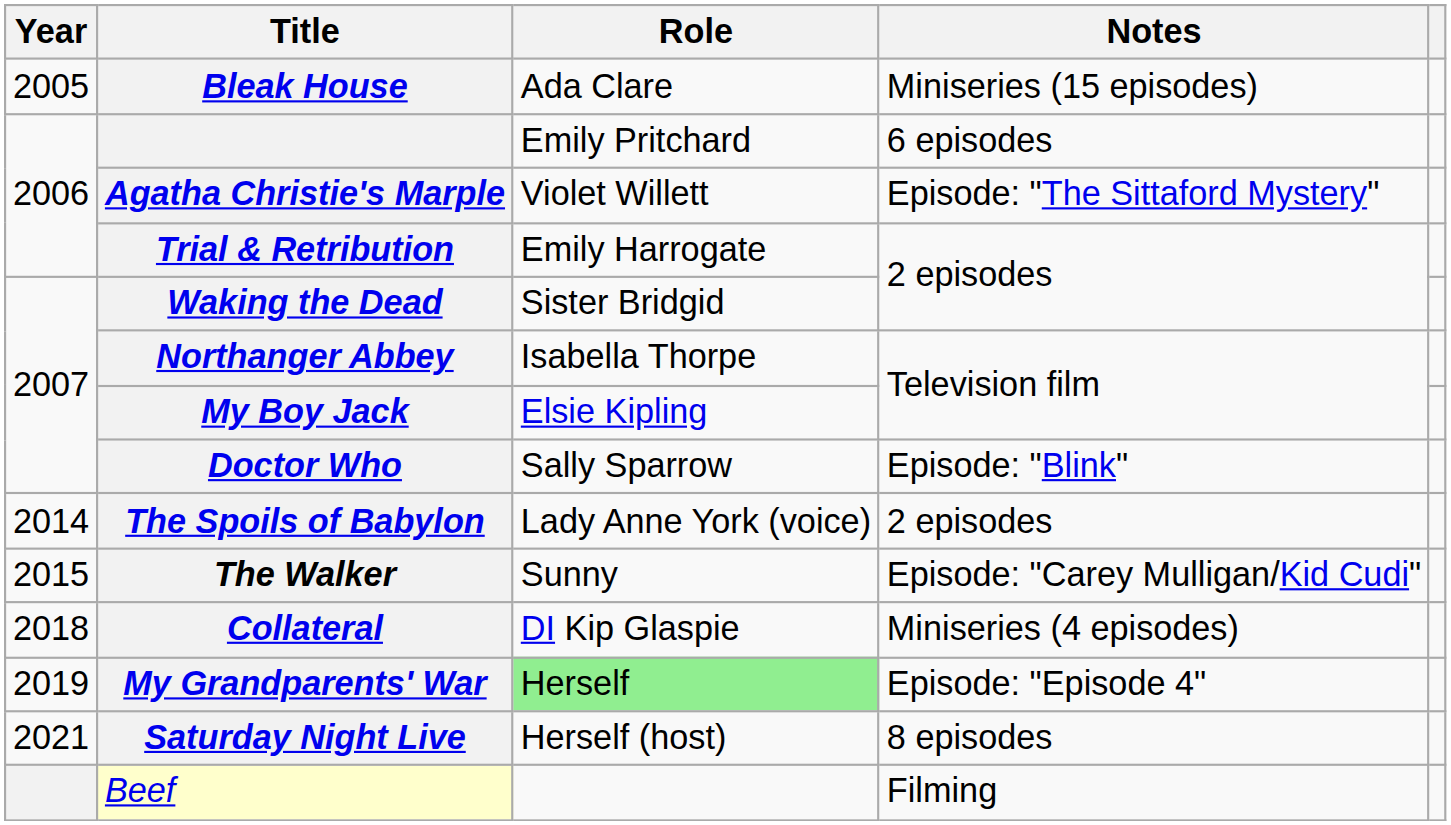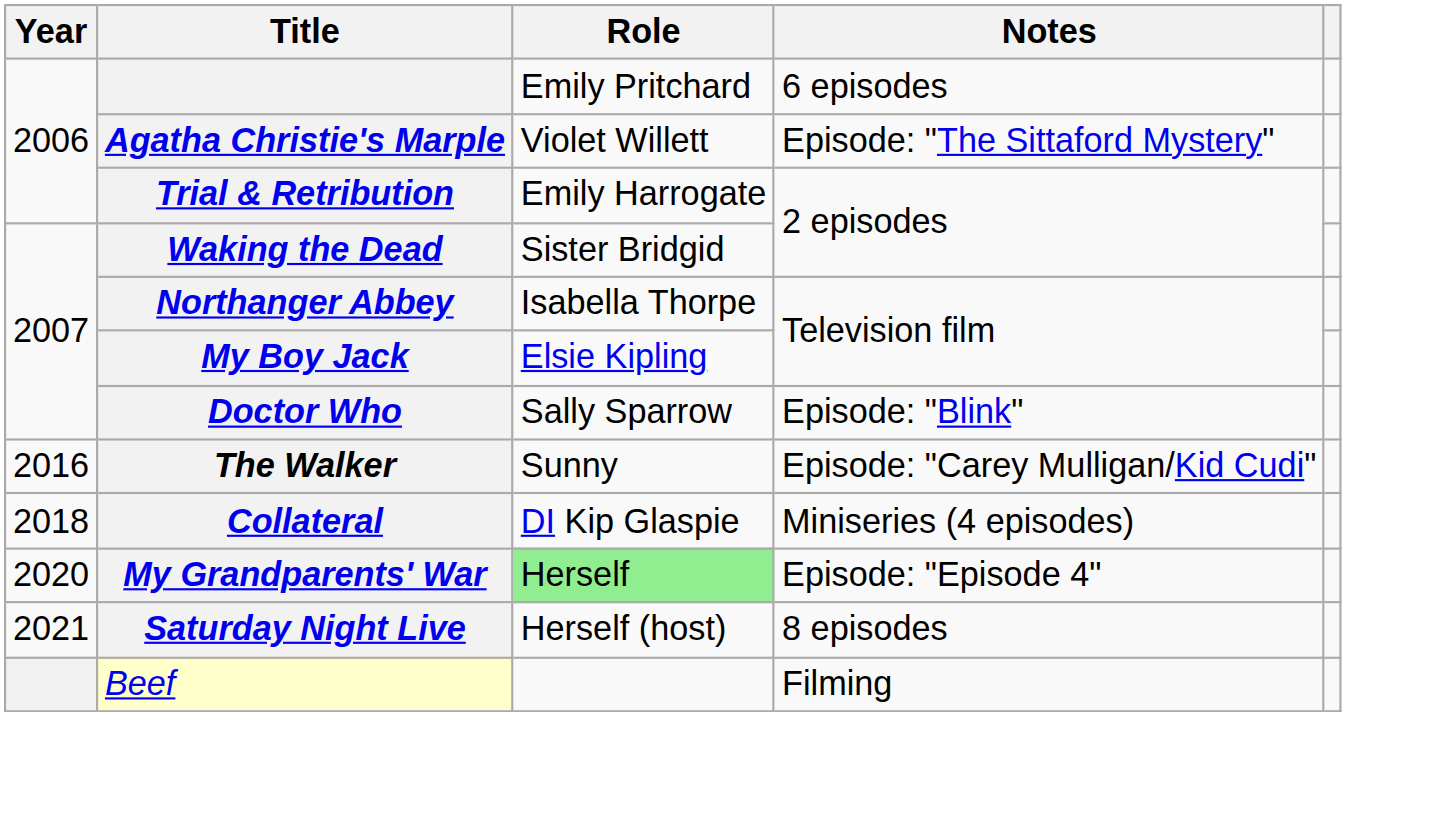- row: (305, 85)
- row: (305, 520)
(51, 574) 2015 -> (51, 466) 2016
(51, 683) 2019 -> (51, 574) 2020
